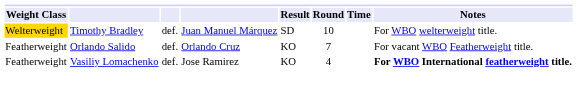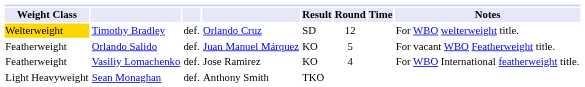(229, 30) Juan Manuel Márquez -> (232, 30) Orlando Cruz
(328, 30) 10 -> (350, 30) 12
(211, 46) Orlando Cruz -> (251, 46) Juan Manuel Márquez
(328, 46) 7 -> (350, 46) 5
(473, 62) bold -> (488, 62) normal
+ row: (126, 78)
